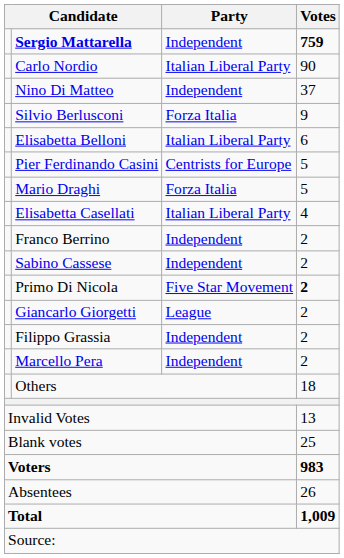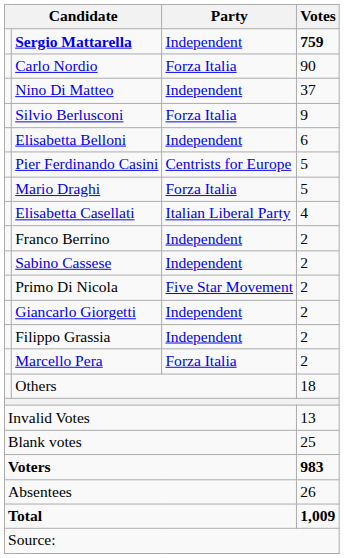(228, 66) Italian Liberal Party -> (201, 66) Forza Italia
(228, 139) Italian Liberal Party -> (204, 139) Independent
(304, 287) bold -> (304, 287) normal
(188, 312) League -> (204, 312) Independent
(204, 361) Independent -> (201, 361) Forza Italia
